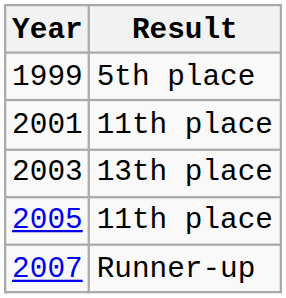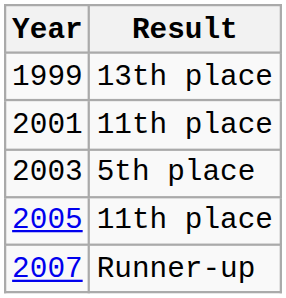(176, 77) 5th place -> (185, 77) 13th place
(185, 173) 13th place -> (176, 173) 5th place
